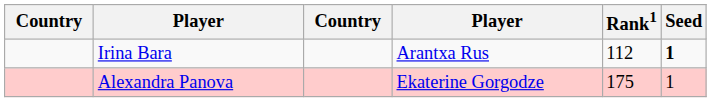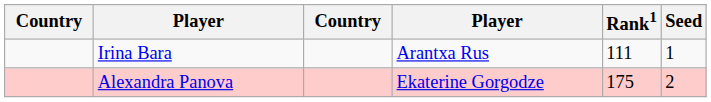(620, 53) 112 -> (619, 53) 111
(670, 53) bold -> (670, 53) normal
(670, 82) 1 -> (670, 82) 2
